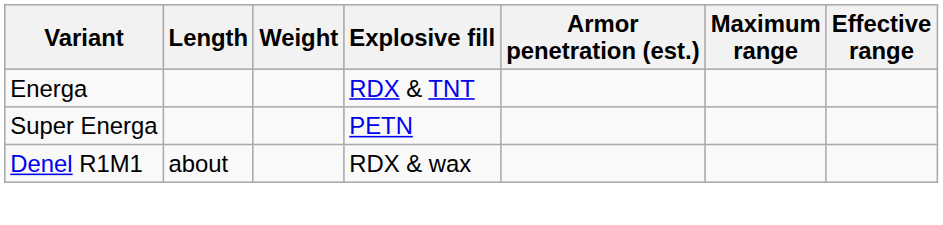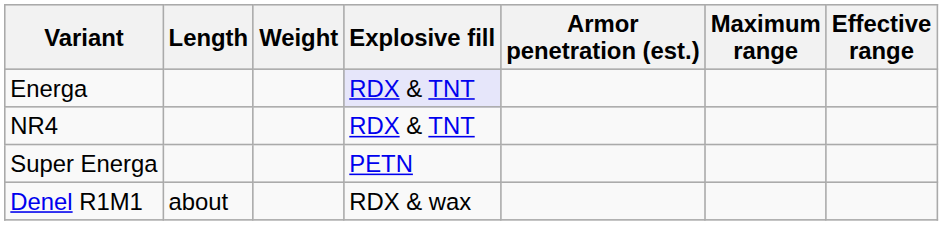(412, 88) no background -> (412, 88) lavender background
+ row: (34, 126)
